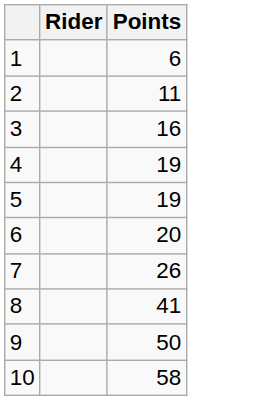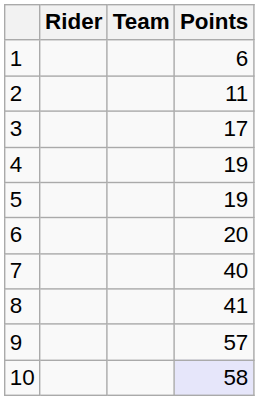+ column: (141, 22)
(169, 128) 16 -> (236, 128) 17
(169, 270) 26 -> (236, 270) 40
(169, 341) 50 -> (236, 341) 57
(169, 377) no background -> (236, 377) lavender background
